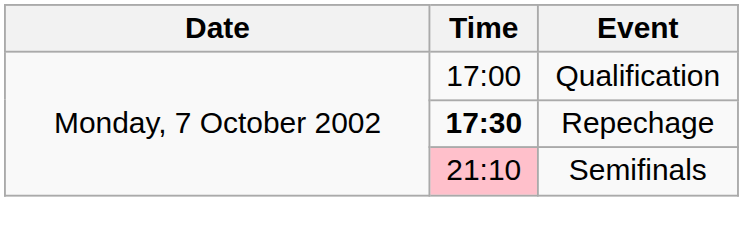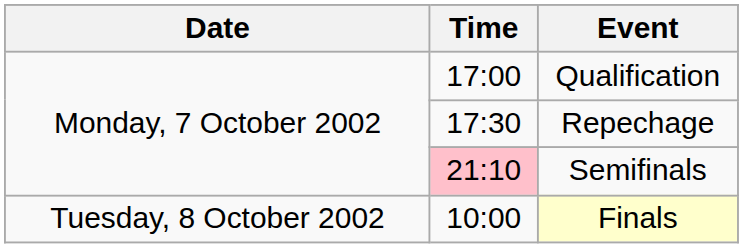(484, 123) bold -> (484, 123) normal
+ row: (638, 218)
